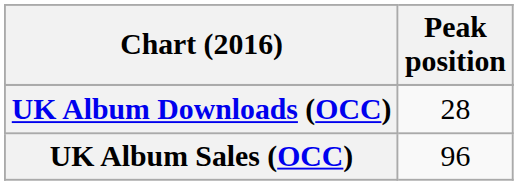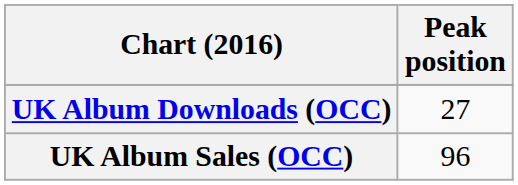(455, 108) 28 -> (455, 108) 27
